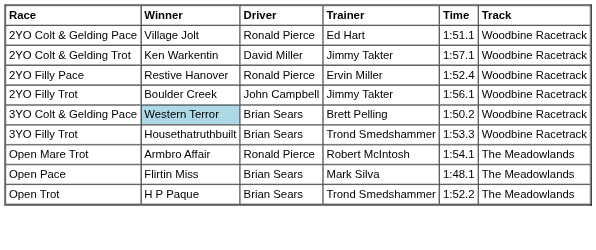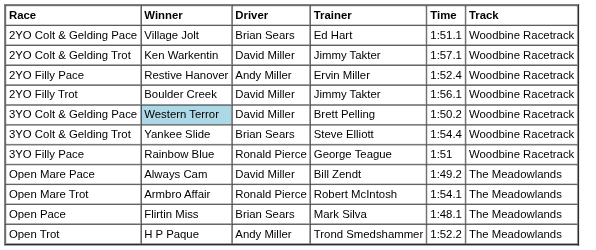(279, 35) Ronald Pierce -> (265, 35) Brian Sears
(279, 75) Ronald Pierce -> (263, 75) Andy Miller
(281, 95) John Campbell -> (265, 95) David Miller
(273, 114) Brian Sears -> (265, 114) David Miller
+ row: (70, 134)
+ row: (47, 154)
- row: (43, 134)
+ row: (52, 174)
(273, 194) Brian Sears -> (263, 234) Andy Miller
